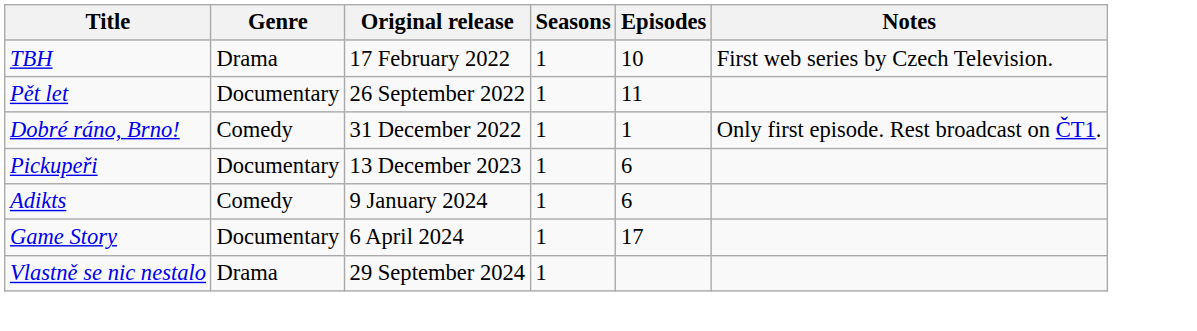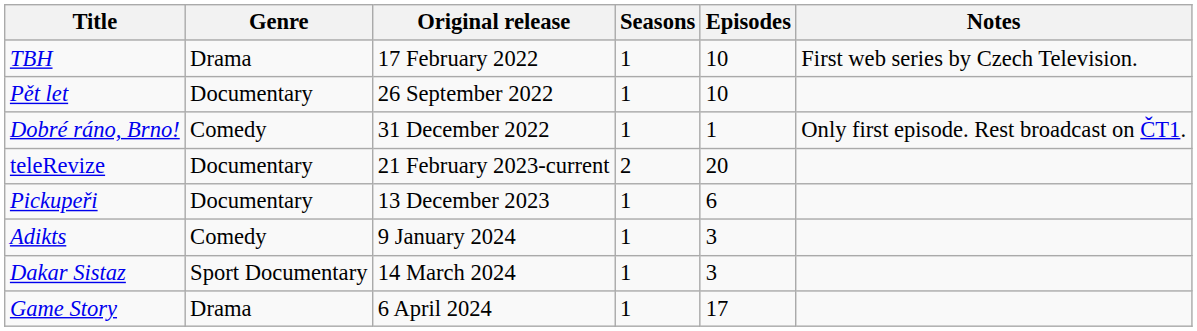(632, 93) 11 -> (717, 93) 10
+ row: (58, 165)
(627, 201) 6 -> (711, 237) 3
+ row: (68, 272)
(278, 237) Documentary -> (221, 308) Drama
- row: (108, 272)
